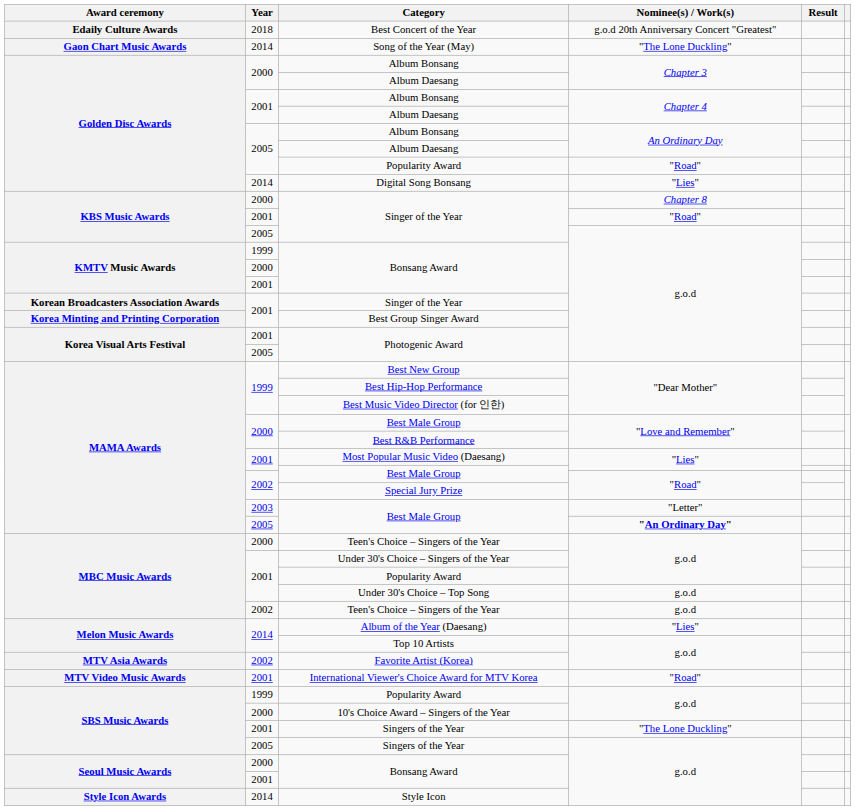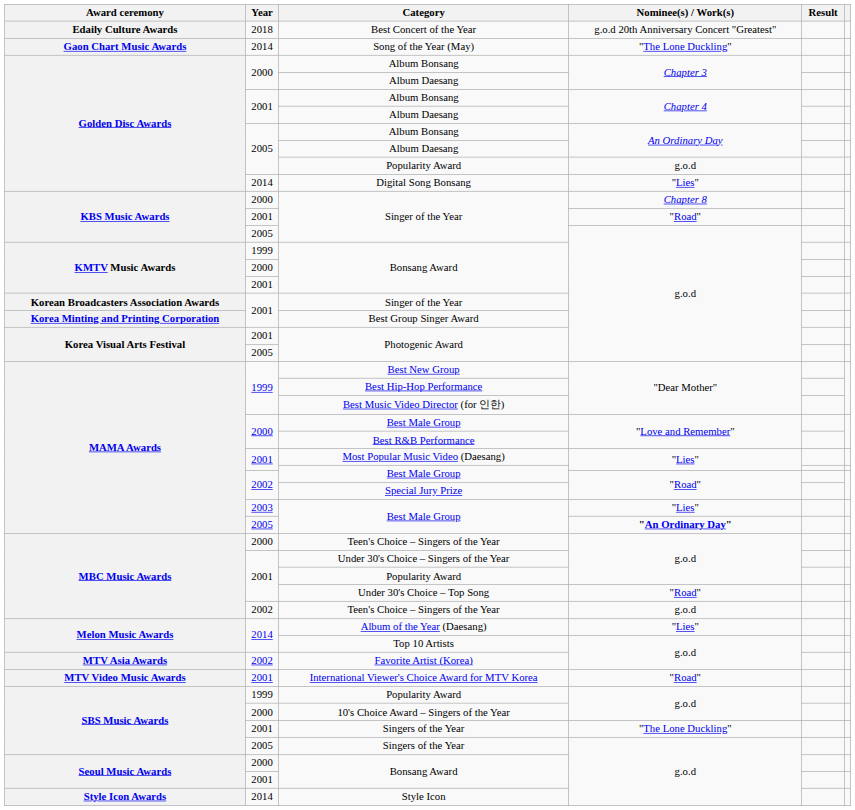(685, 166) "Road" -> (685, 166) g.o.d
(685, 508) "Letter" -> (685, 508) "Lies"
(685, 593) g.o.d -> (685, 593) "Road"
